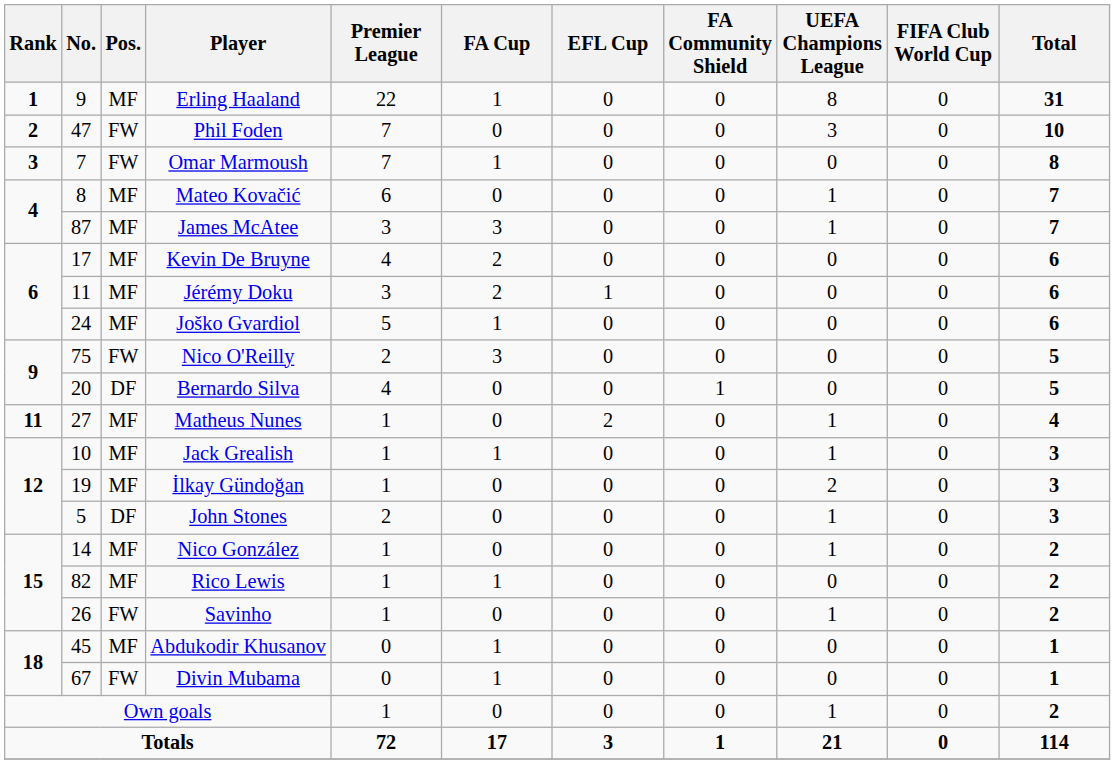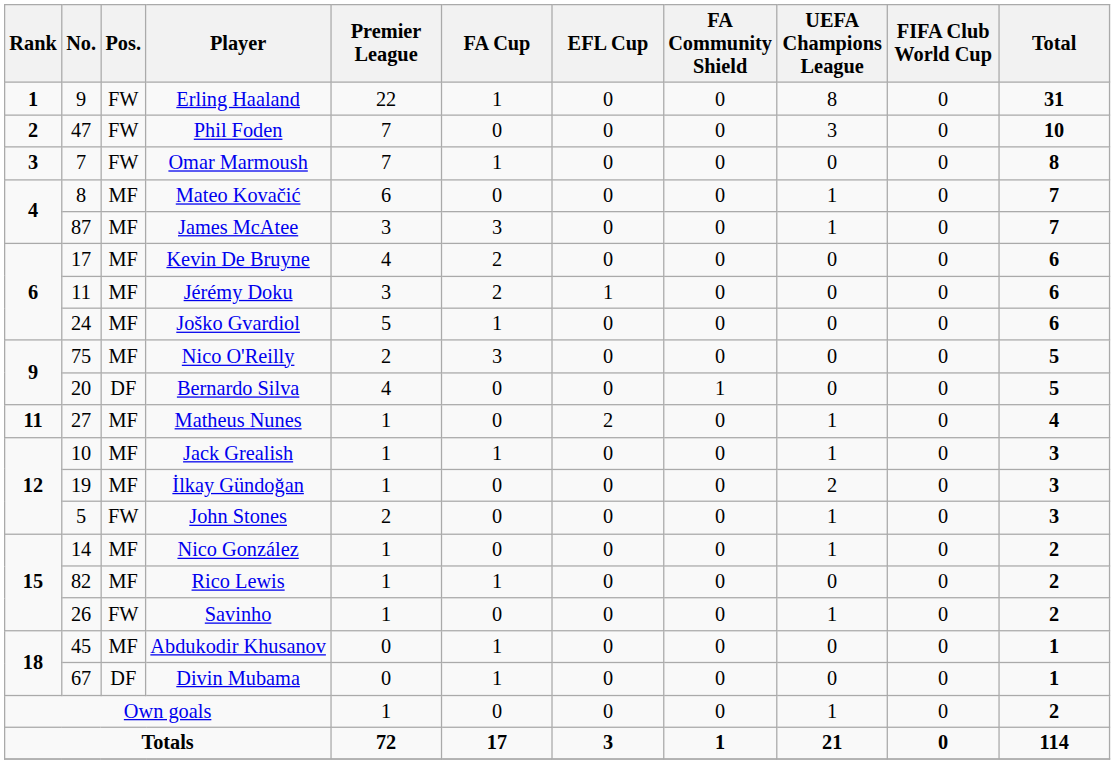(123, 98) MF -> (123, 98) FW
(123, 356) FW -> (123, 356) MF
(123, 517) DF -> (123, 517) FW
(123, 678) FW -> (123, 678) DF
